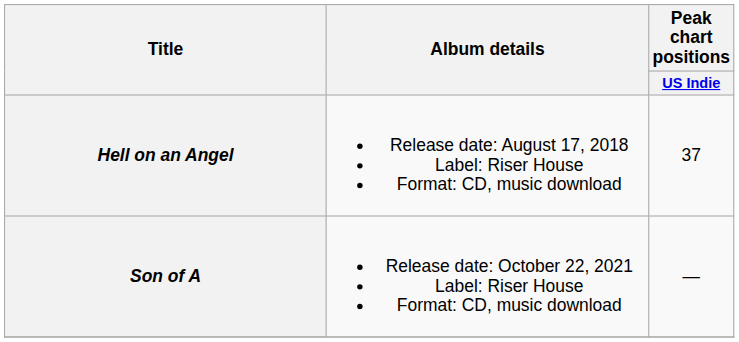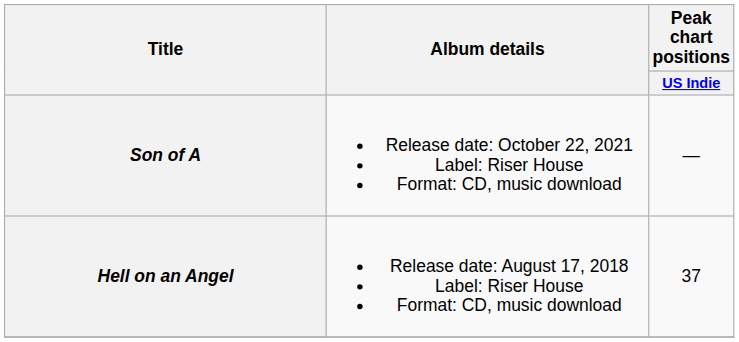rows swapped: (166, 155) <-> (166, 276)
